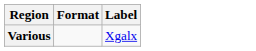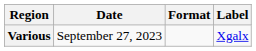+ column: (109, 14)
